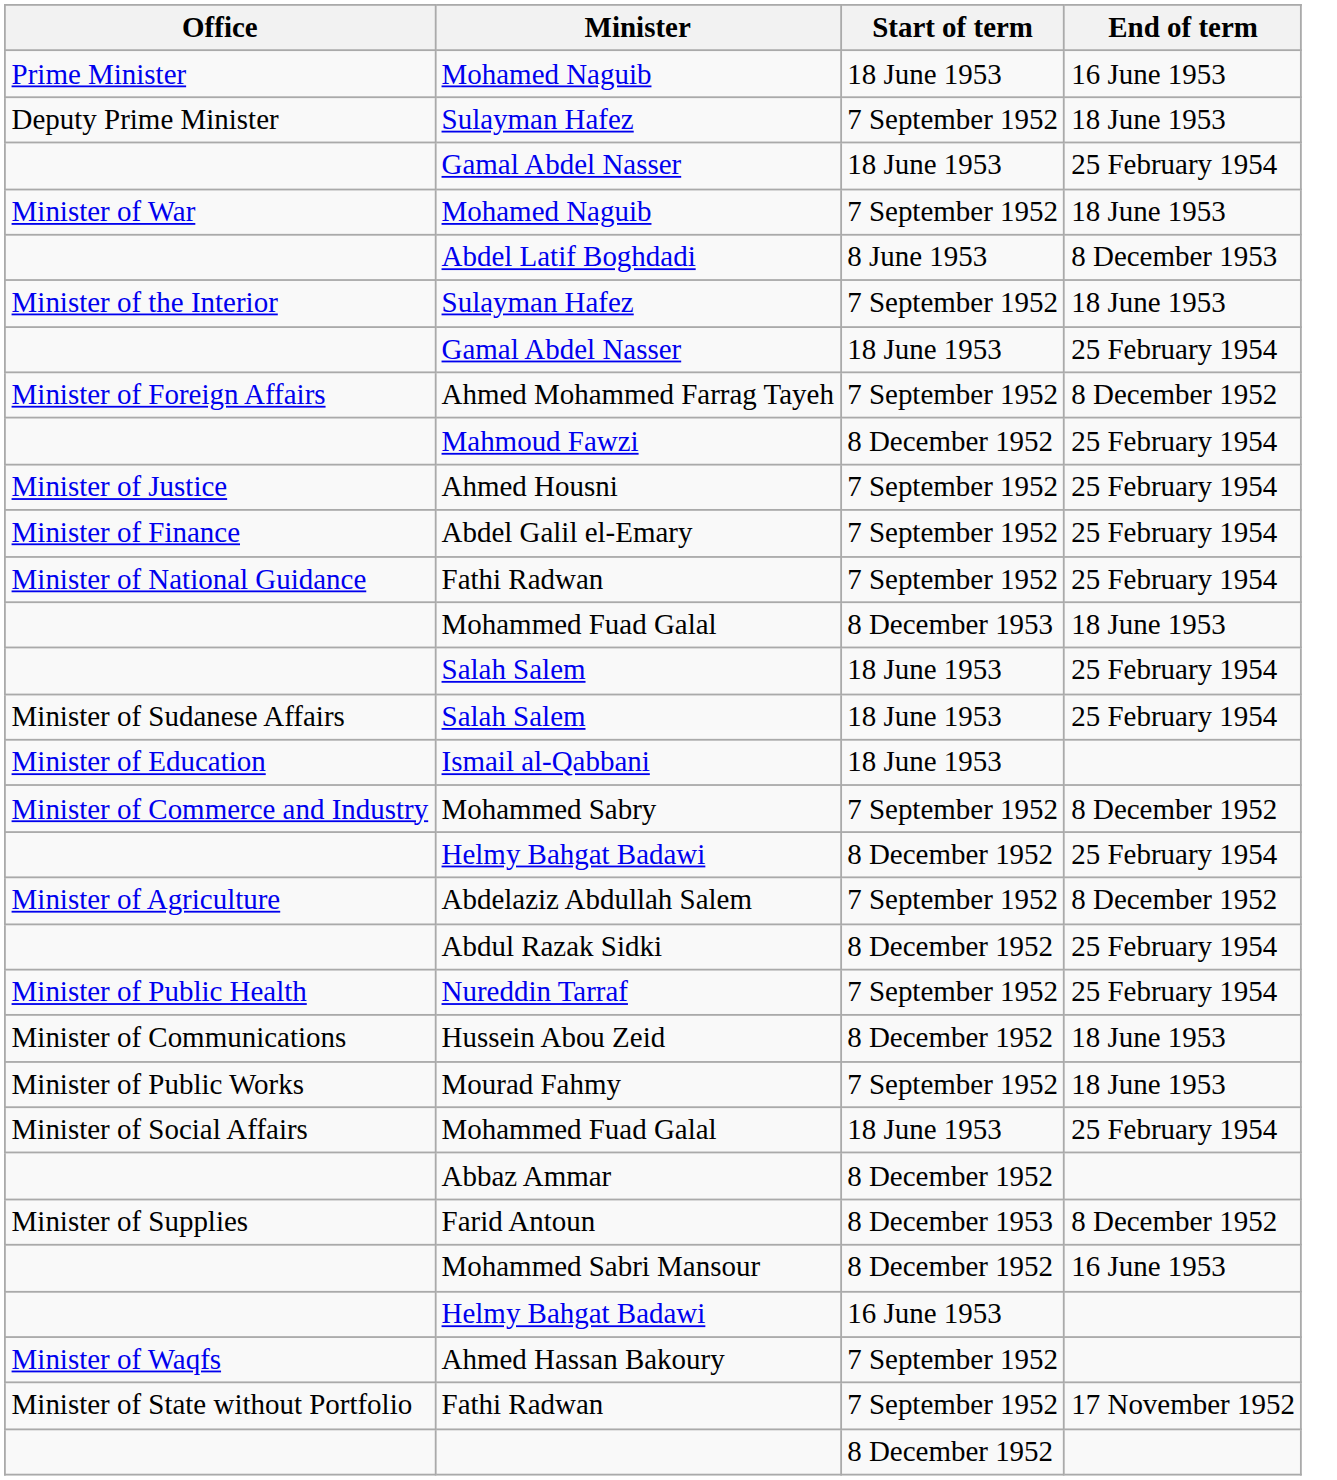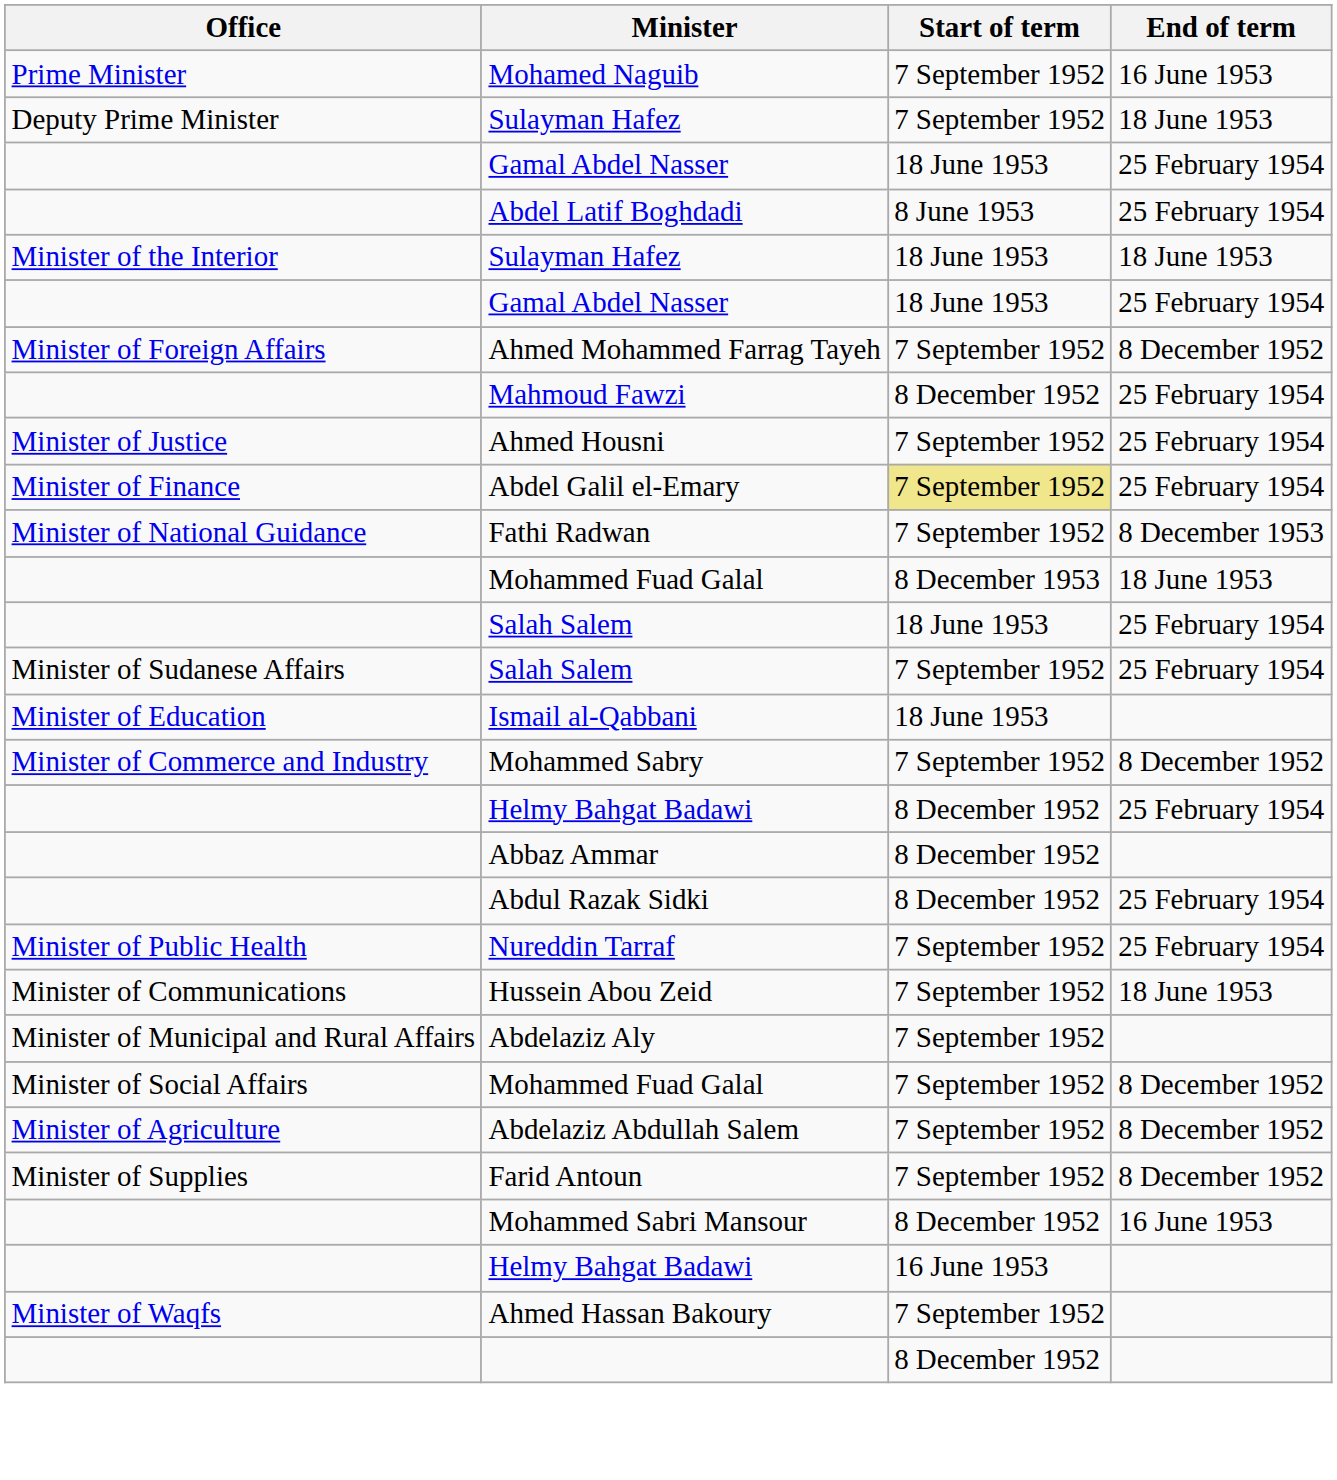(924, 73) 18 June 1953 -> (1000, 73) 7 September 1952
- row: (103, 211)
(1174, 257) 8 December 1953 -> (1221, 211) 25 February 1954
(953, 303) 7 September 1952 -> (971, 257) 18 June 1953
(953, 532) no background -> (1000, 486) khaki background
(1174, 578) 25 February 1954 -> (1221, 532) 8 December 1953
(924, 716) 18 June 1953 -> (1000, 670) 7 September 1952
rows swapped: (146, 900) <-> (220, 1176)
(950, 1037) 8 December 1952 -> (1000, 991) 7 September 1952
+ row: (243, 1037)
- row: (158, 1083)
(924, 1129) 18 June 1953 -> (1000, 1083) 7 September 1952
(1174, 1129) 25 February 1954 -> (1221, 1083) 8 December 1952
(950, 1221) 8 December 1953 -> (1000, 1175) 7 September 1952
- row: (212, 1405)
